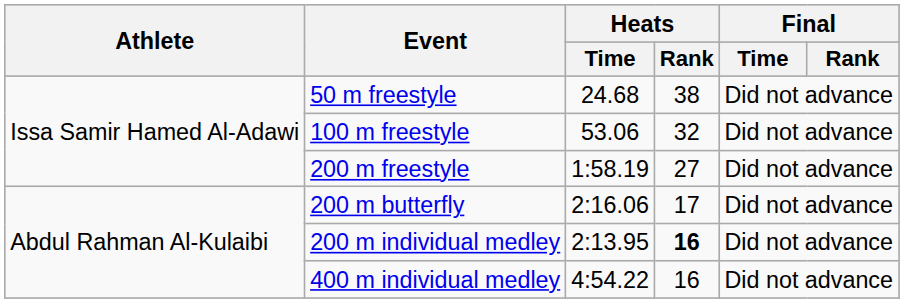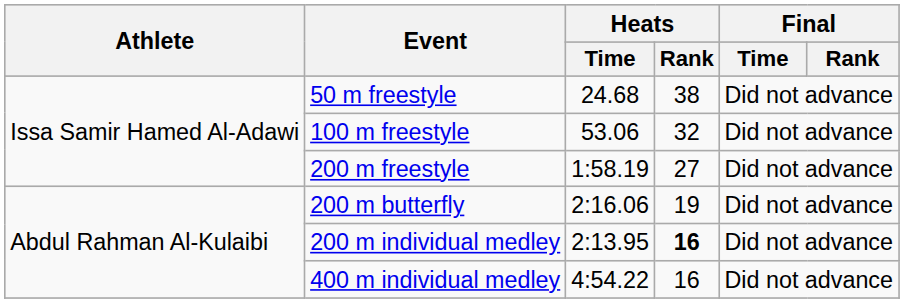(687, 206) 17 -> (687, 206) 19
